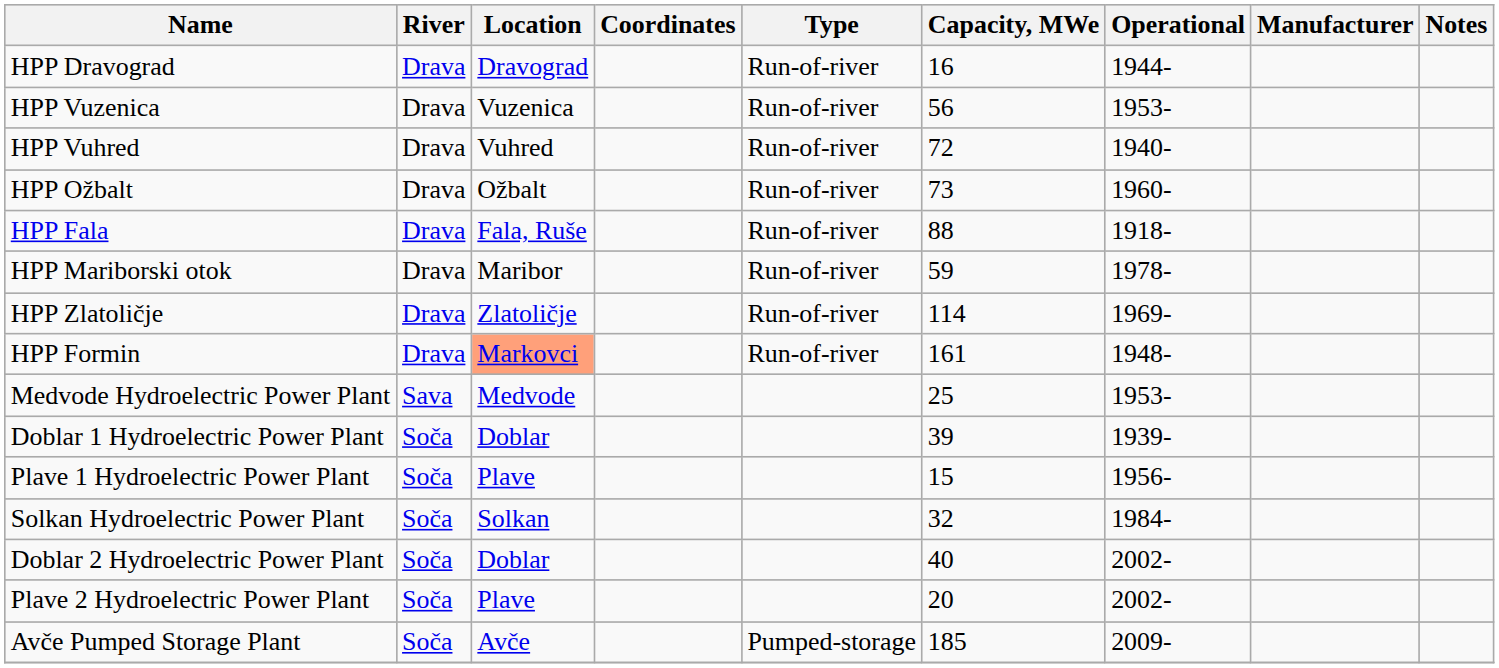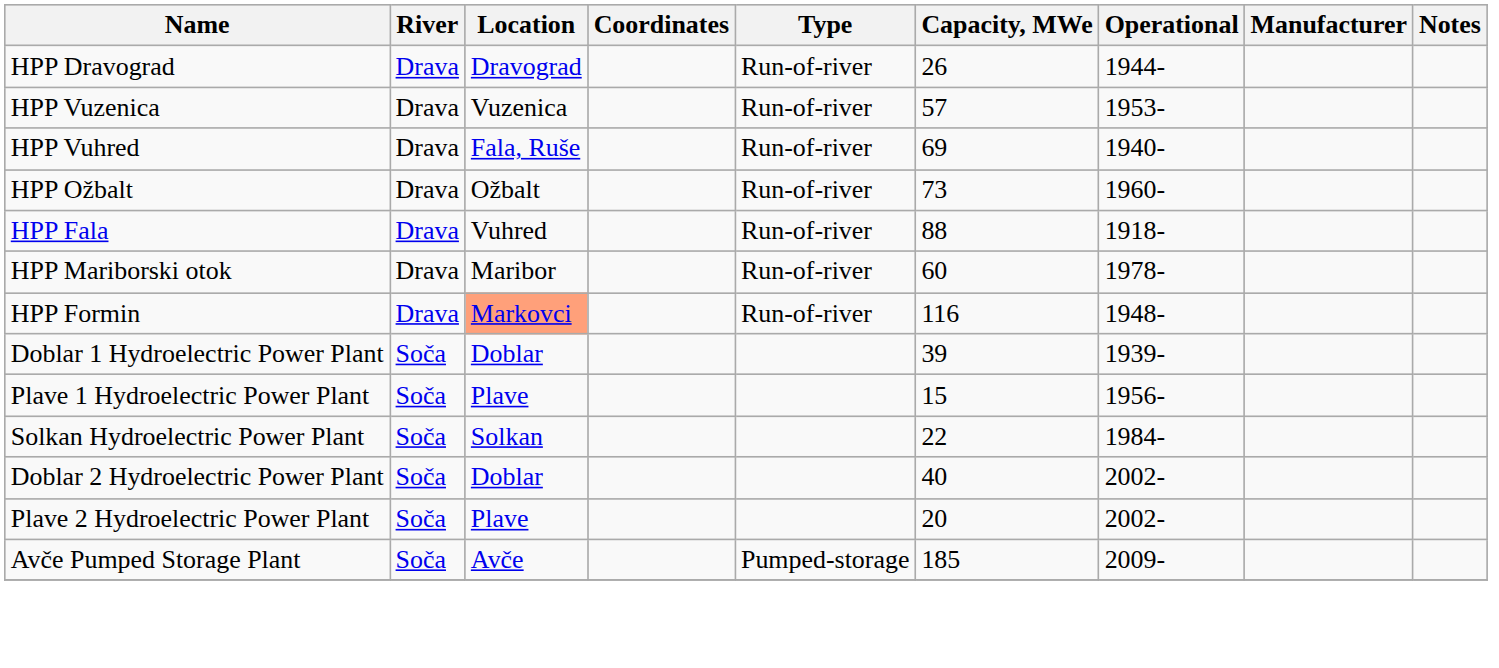(941, 66) 16 -> (934, 66) 26
(941, 107) 56 -> (934, 107) 57
(515, 148) Vuhred -> (526, 148) Fala, Ruše
(941, 148) 72 -> (934, 148) 69
(532, 230) Fala, Ruše -> (509, 230) Vuhred
(941, 271) 59 -> (934, 271) 60
- row: (87, 312)
(947, 353) 161 -> (940, 312) 116
- row: (200, 395)
(941, 518) 32 -> (934, 436) 22
